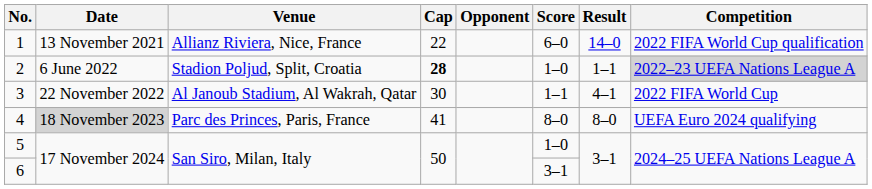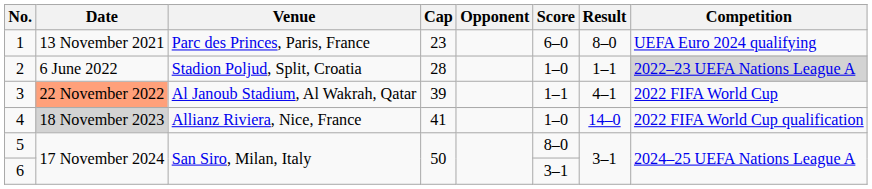(267, 42) Allianz Riviera, Nice, France -> (271, 42) Parc des Princes, Paris, France
(438, 42) 22 -> (438, 42) 23
(604, 42) 14–0 -> (604, 42) 8–0
(749, 42) 2022 FIFA World Cup qualification -> (725, 42) UEFA Euro 2024 qualifying
(438, 68) bold -> (438, 68) normal
(102, 94) no background -> (102, 94) lightsalmon background
(438, 94) 30 -> (438, 94) 39
(271, 119) Parc des Princes, Paris, France -> (267, 119) Allianz Riviera, Nice, France
(556, 119) 8–0 -> (556, 119) 1–0
(604, 119) 8–0 -> (604, 119) 14–0
(725, 119) UEFA Euro 2024 qualifying -> (749, 119) 2022 FIFA World Cup qualification
(556, 145) 1–0 -> (556, 145) 8–0
